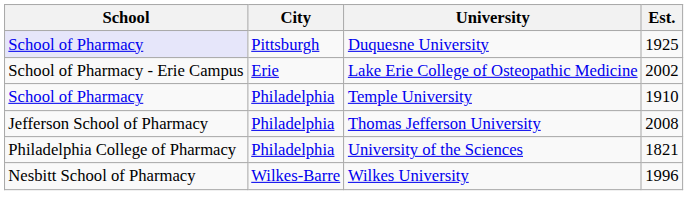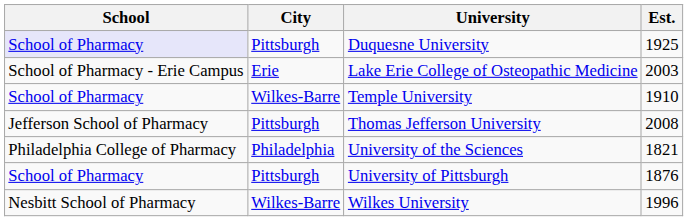(662, 70) 2002 -> (662, 70) 2003
(293, 96) Philadelphia -> (296, 96) Wilkes-Barre
(293, 123) Philadelphia -> (285, 123) Pittsburgh
+ row: (428, 176)
